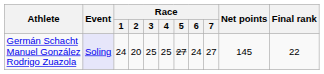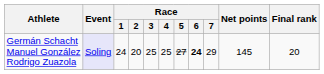(196, 52) normal -> (196, 52) bold
(211, 52) 27 -> (211, 52) 29
(294, 52) 22 -> (294, 52) 20
